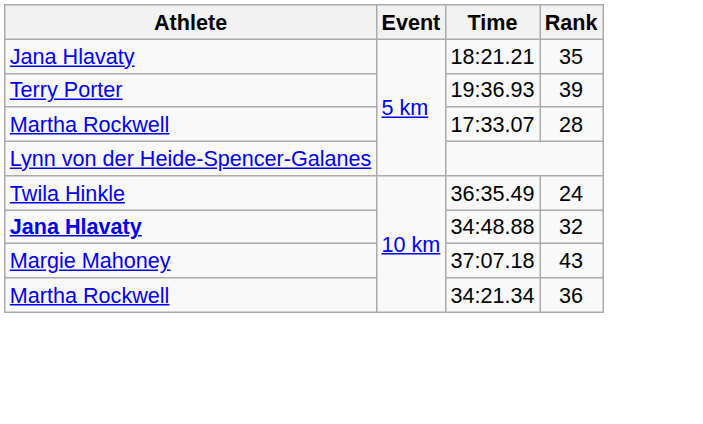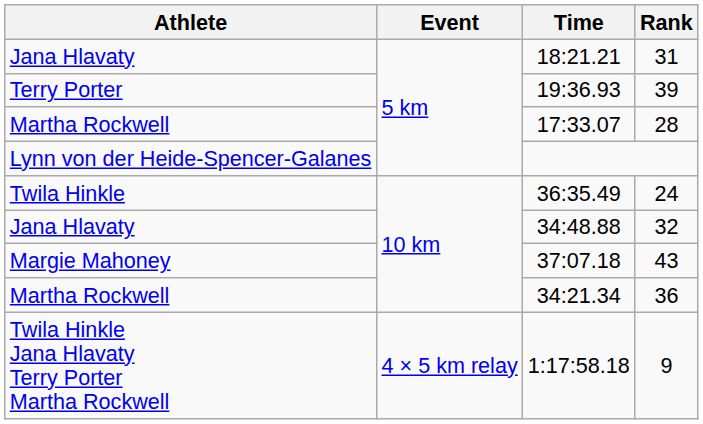(571, 56) 35 -> (666, 56) 31
(76, 227) bold -> (72, 227) normal
+ row: (579, 365)
